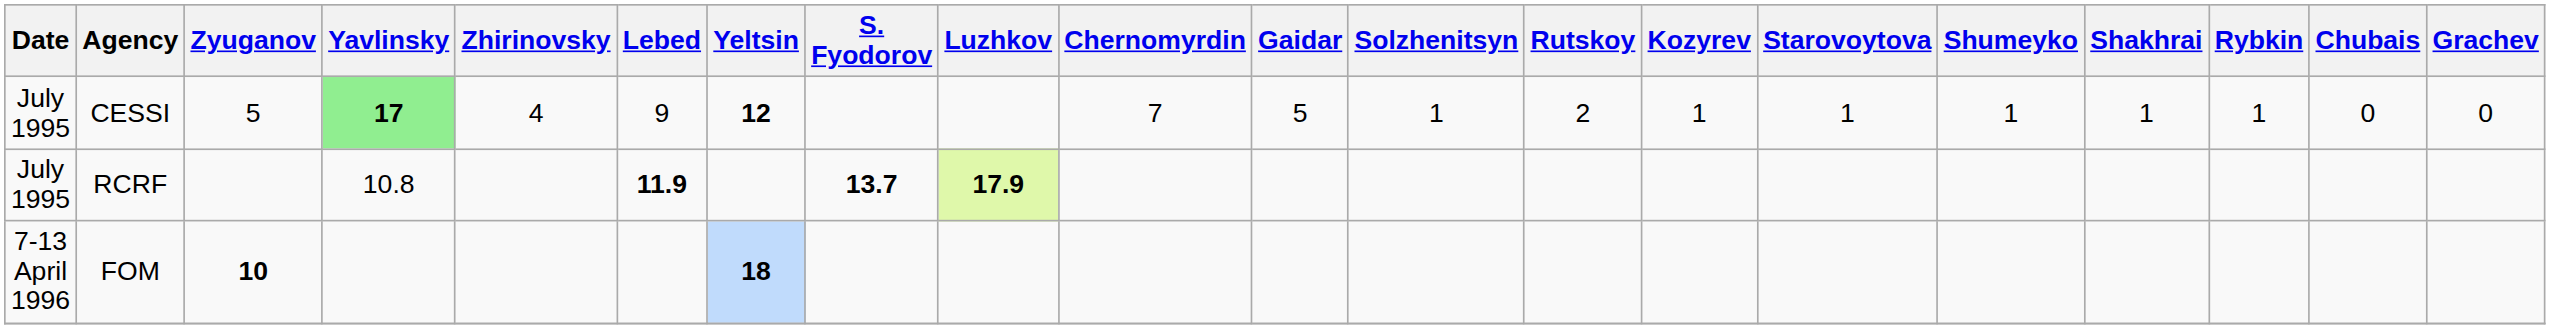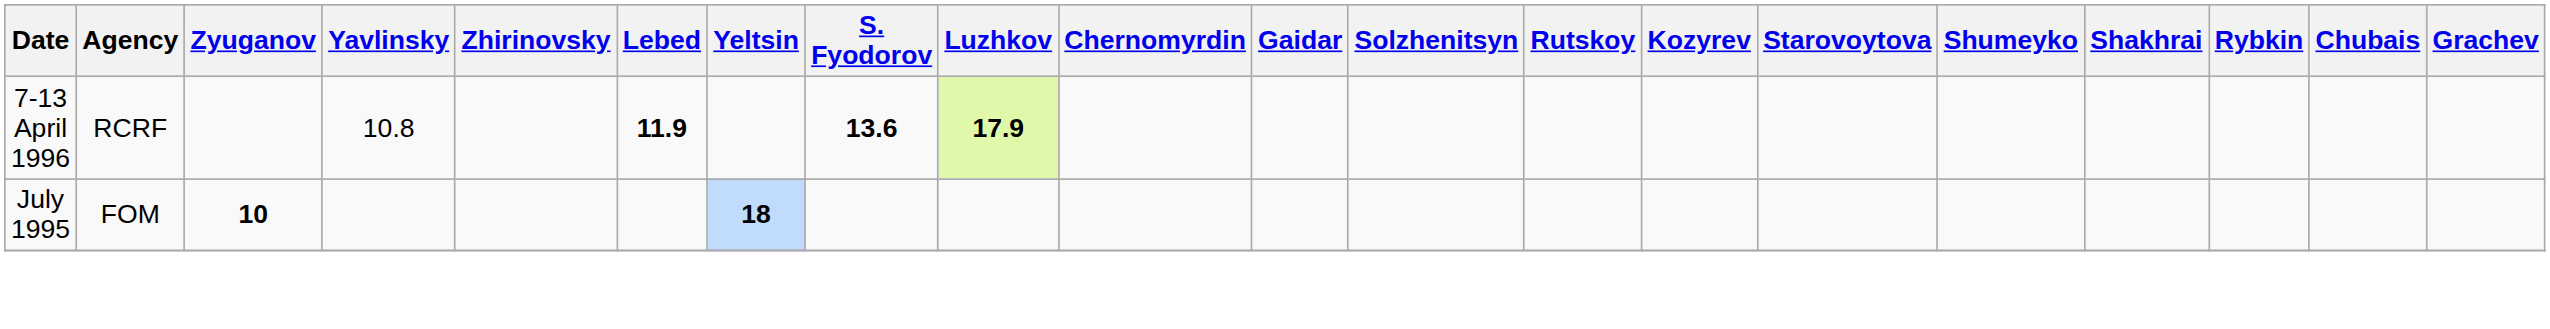- row: (130, 112)
(40, 184) July 1995 -> (40, 127) 7-13 April 1996
(872, 184) 13.7 -> (872, 127) 13.6
(40, 271) 7-13 April 1996 -> (40, 214) July 1995
